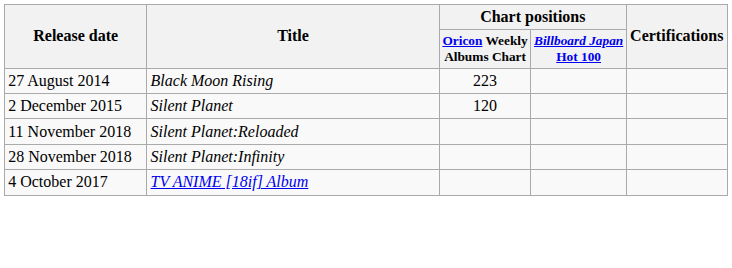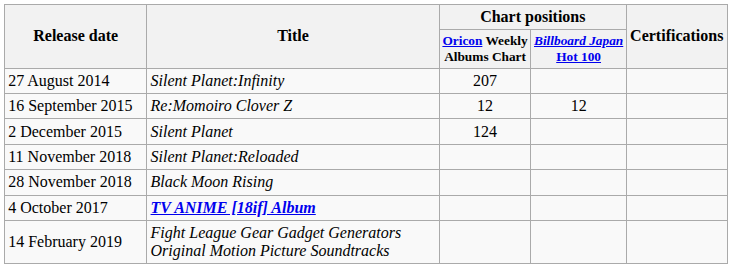(212, 80) Black Moon Rising -> (217, 80) Silent Planet:Infinity
(485, 80) 223 -> (485, 80) 207
+ row: (70, 106)
(485, 106) 120 -> (485, 131) 124
(217, 156) Silent Planet:Infinity -> (212, 182) Black Moon Rising
(229, 182) normal -> (233, 207) bold
+ row: (65, 242)
